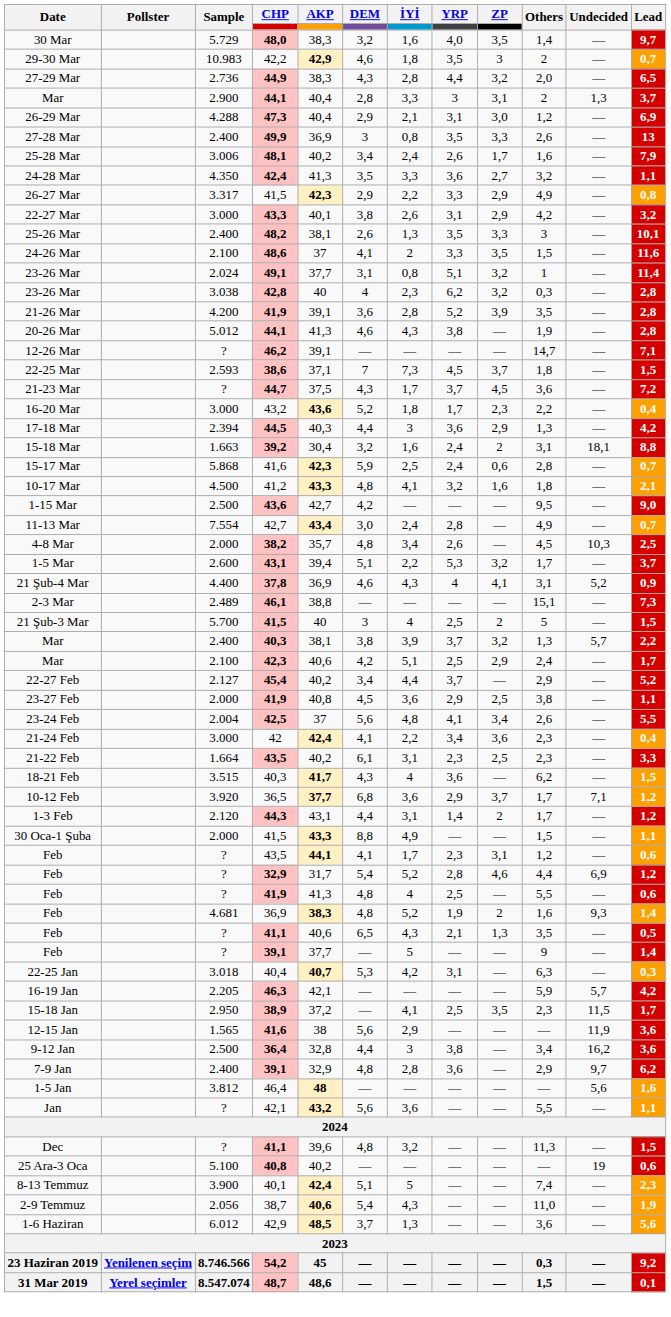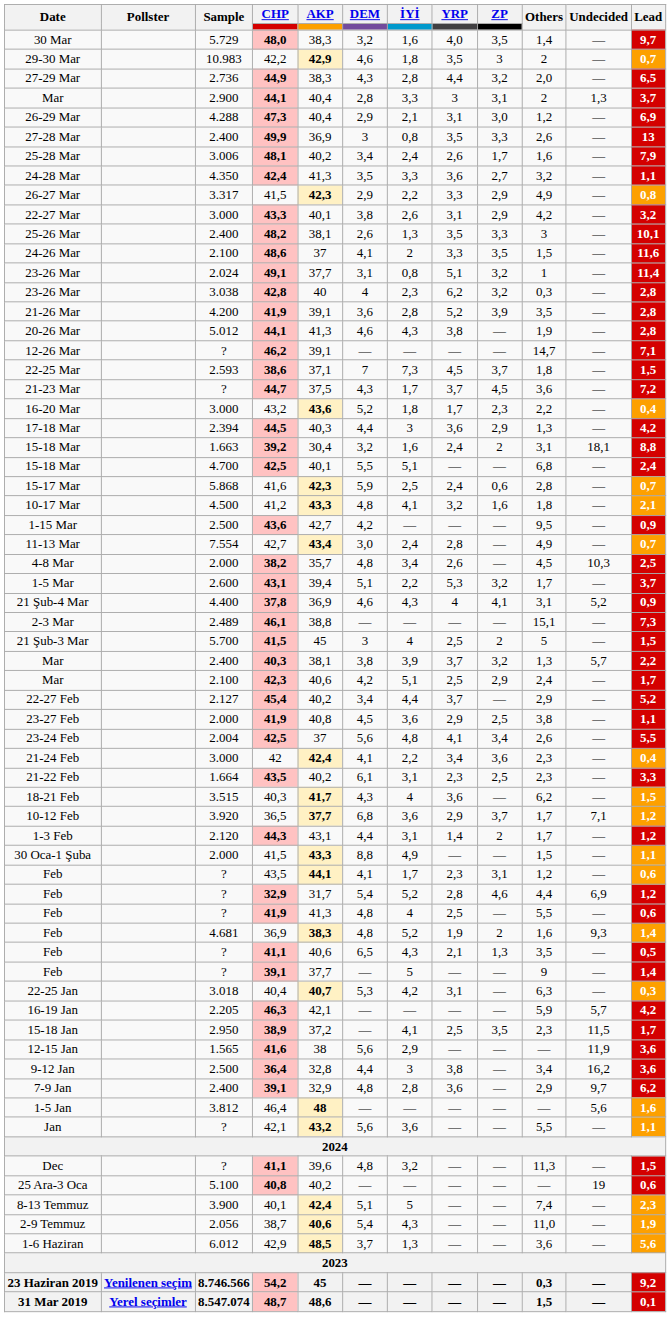+ row: (53, 466)
(648, 505) 9,0 -> (648, 524) 0,9
(320, 621) 40 -> (320, 641) 45
